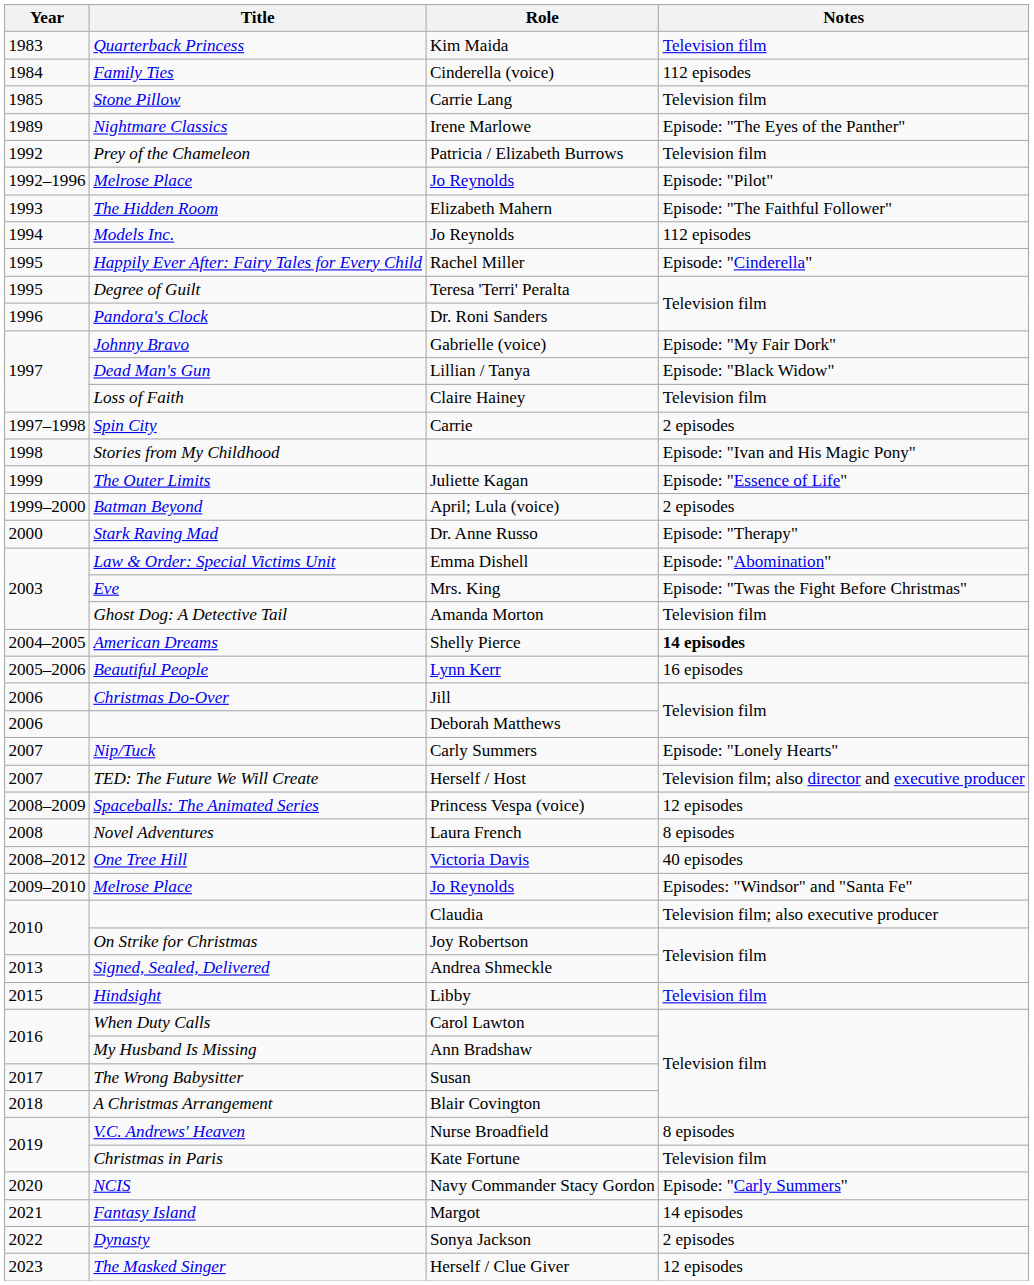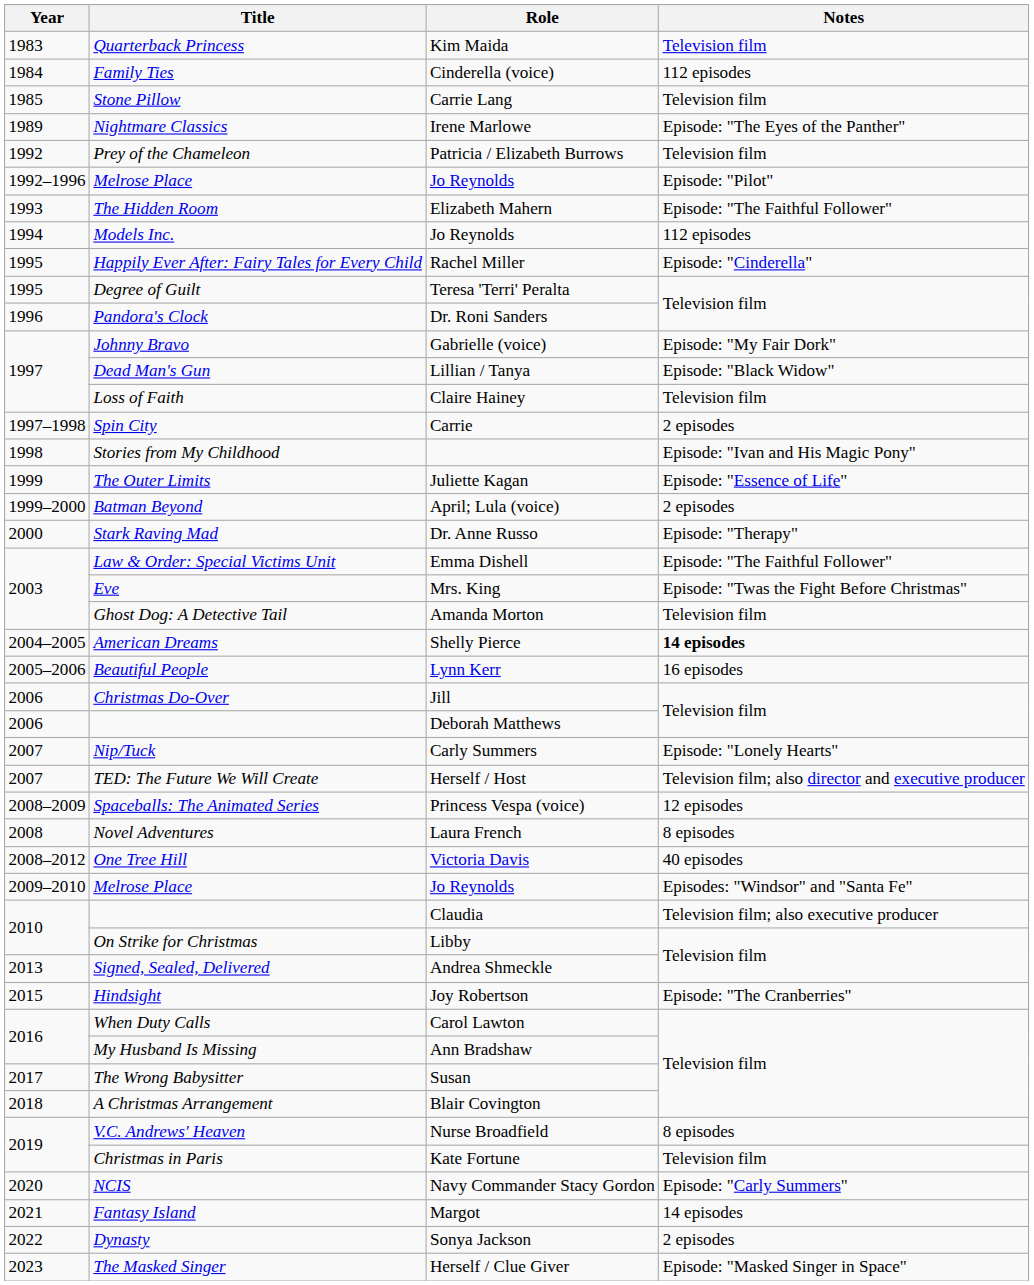(747, 561) Episode: "Abomination" -> (777, 561) Episode: "The Faithful Follower"
(479, 941) Joy Robertson -> (450, 941) Libby
(450, 995) Libby -> (479, 995) Joy Robertson
(715, 995) Television film -> (757, 995) Episode: "The Cranberries"
(703, 1267) 12 episodes -> (785, 1267) Episode: "Masked Singer in Space"
